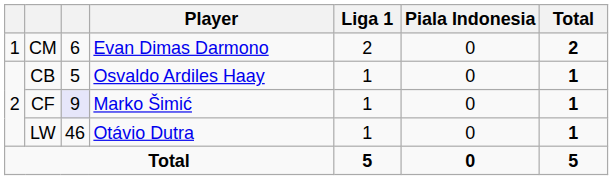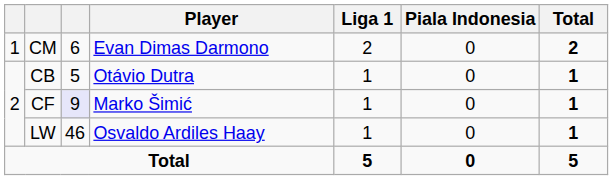(179, 76) Osvaldo Ardiles Haay -> (144, 76) Otávio Dutra
(144, 133) Otávio Dutra -> (179, 133) Osvaldo Ardiles Haay
